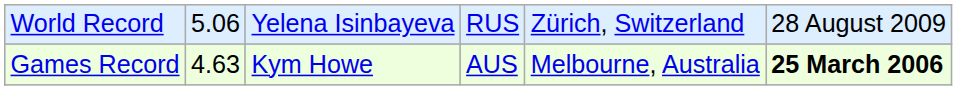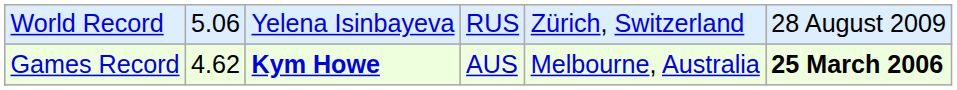(216, 64) 4.63 -> (216, 64) 4.62
(312, 64) normal -> (316, 64) bold
